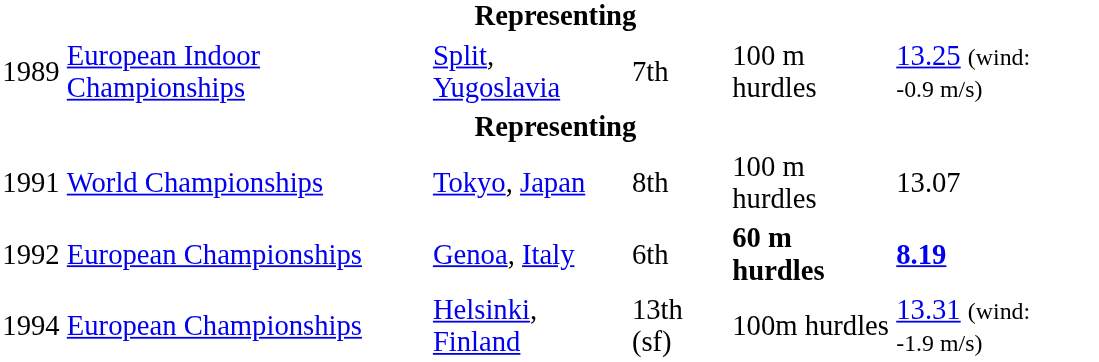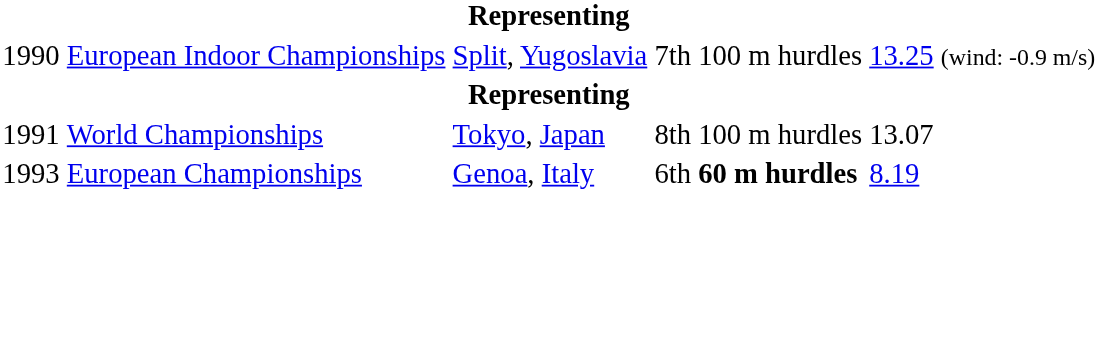(31, 71) 1989 -> (31, 55) 1990
(31, 254) 1992 -> (31, 173) 1993
(921, 254) bold -> (894, 173) normal
- row: (485, 325)
